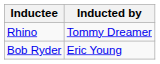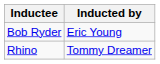rows swapped: (22, 31) <-> (34, 50)
